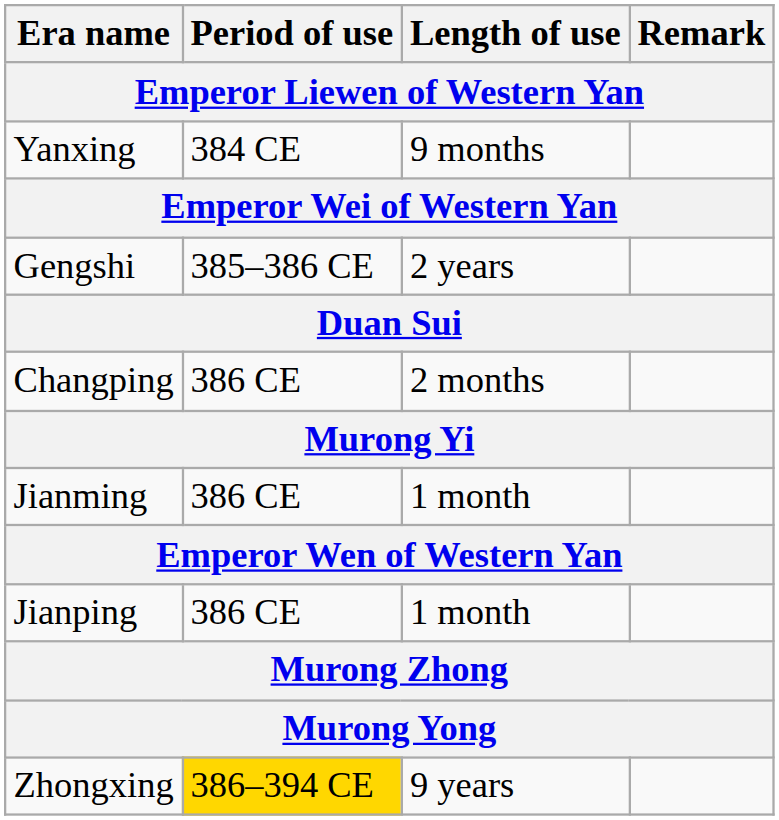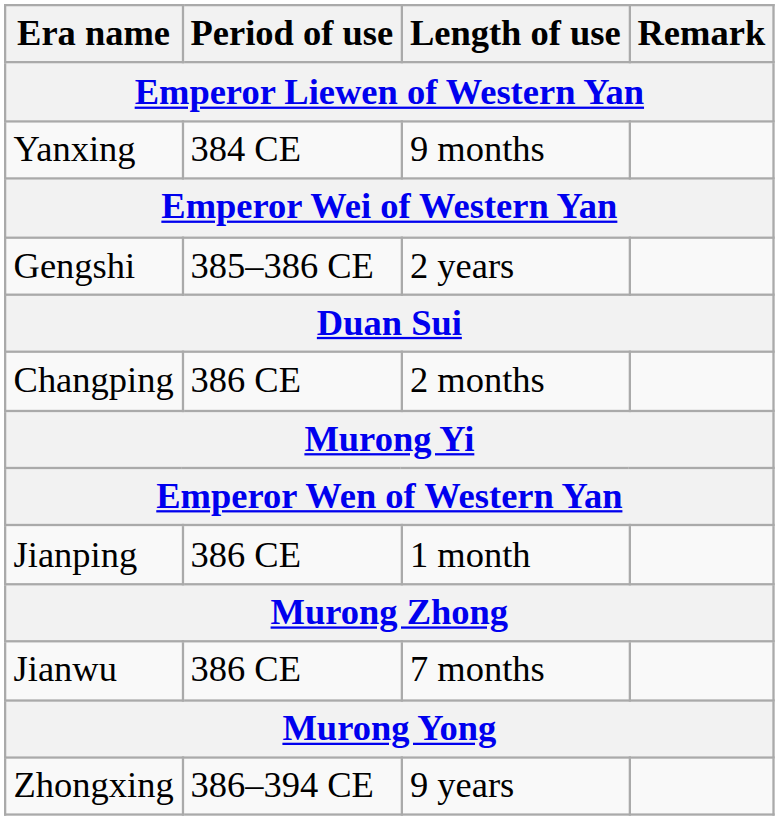- row: (80, 496)
+ row: (65, 669)
(282, 785) gold background -> (282, 785) no background
